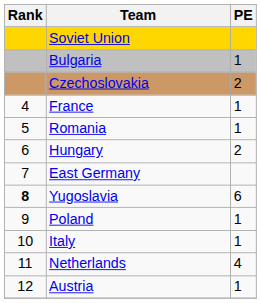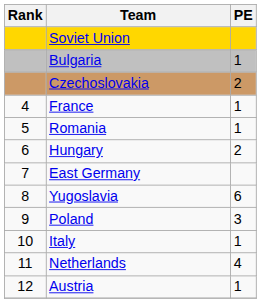(25, 196) bold -> (25, 196) normal
(238, 219) 1 -> (238, 219) 3
